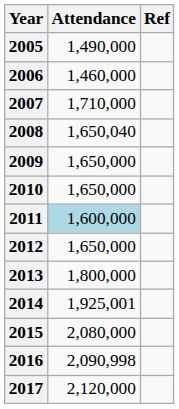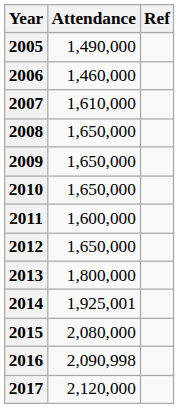(101, 103) 1,710,000 -> (101, 103) 1,610,000
(101, 132) 1,650,040 -> (101, 132) 1,650,000
(101, 217) lightblue background -> (101, 217) no background
